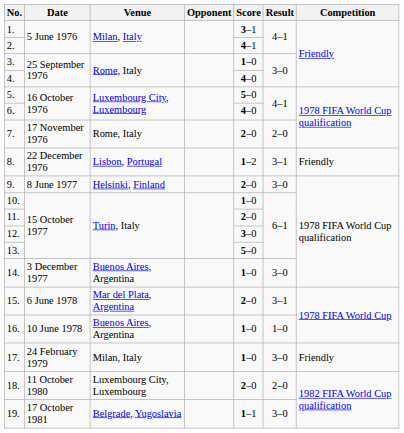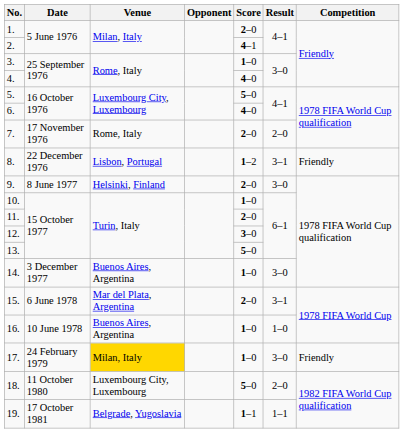(249, 29) 3–1 -> (249, 29) 2–0
(117, 357) no background -> (117, 357) gold background
(249, 385) 2–0 -> (249, 385) 5–0
(280, 413) 3–0 -> (280, 413) 1–1
